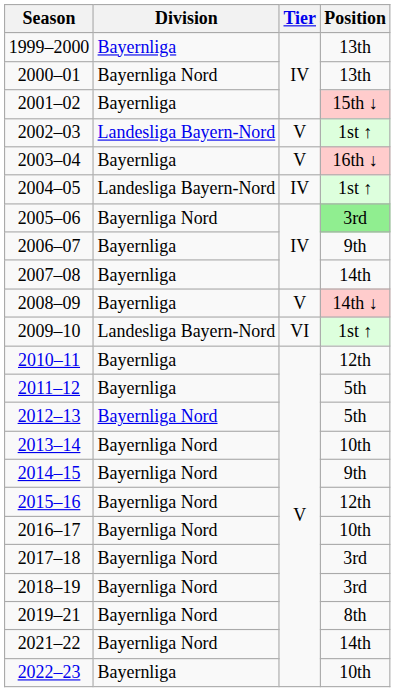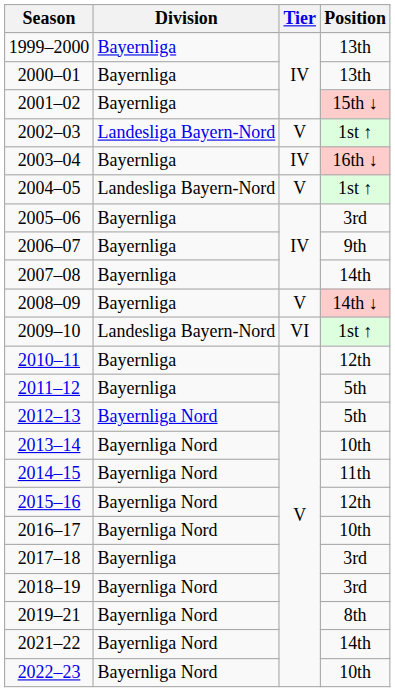(158, 75) Bayernliga Nord -> (137, 75) Bayernliga
(300, 160) V -> (300, 160) IV
(300, 189) IV -> (300, 189) V
(158, 217) Bayernliga Nord -> (137, 217) Bayernliga
(355, 217) lightgreen background -> (355, 217) no background
(355, 473) 9th -> (355, 473) 11th
(158, 558) Bayernliga Nord -> (137, 558) Bayernliga
(137, 672) Bayernliga -> (158, 672) Bayernliga Nord
